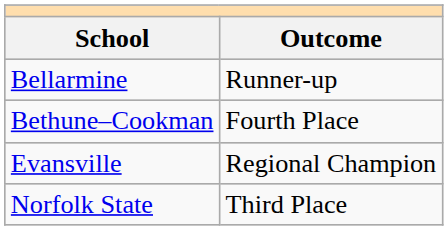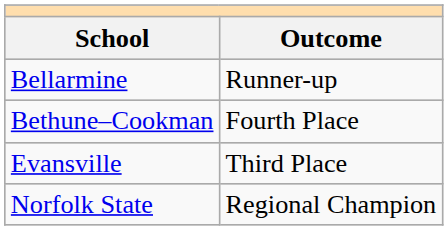(331, 162) Regional Champion -> (286, 162) Third Place
(286, 204) Third Place -> (331, 204) Regional Champion
